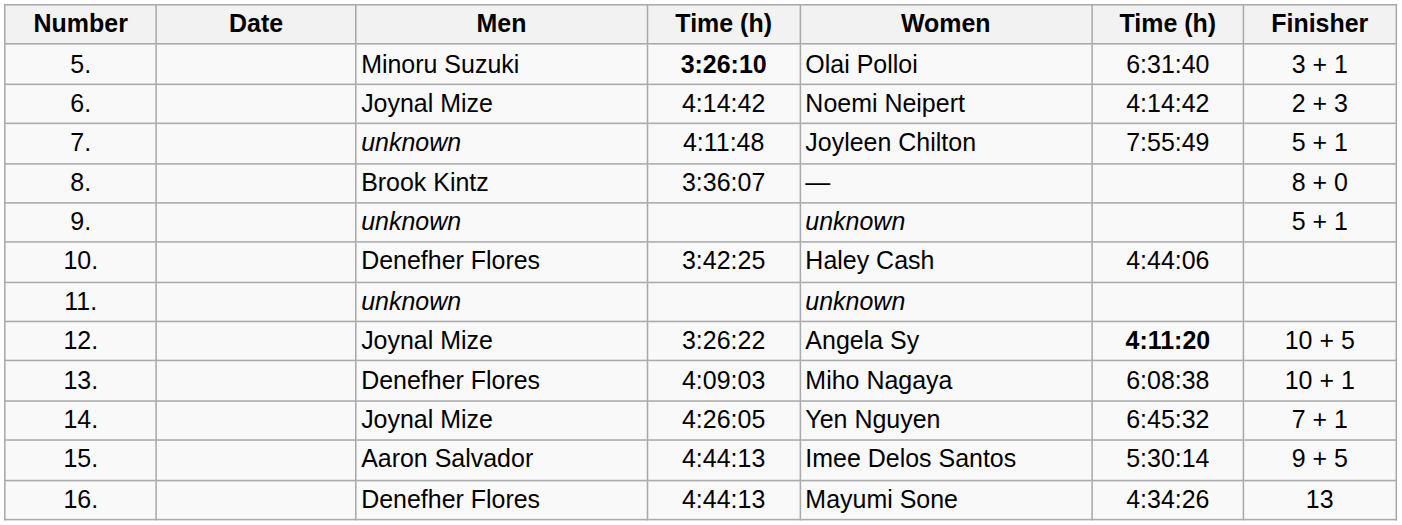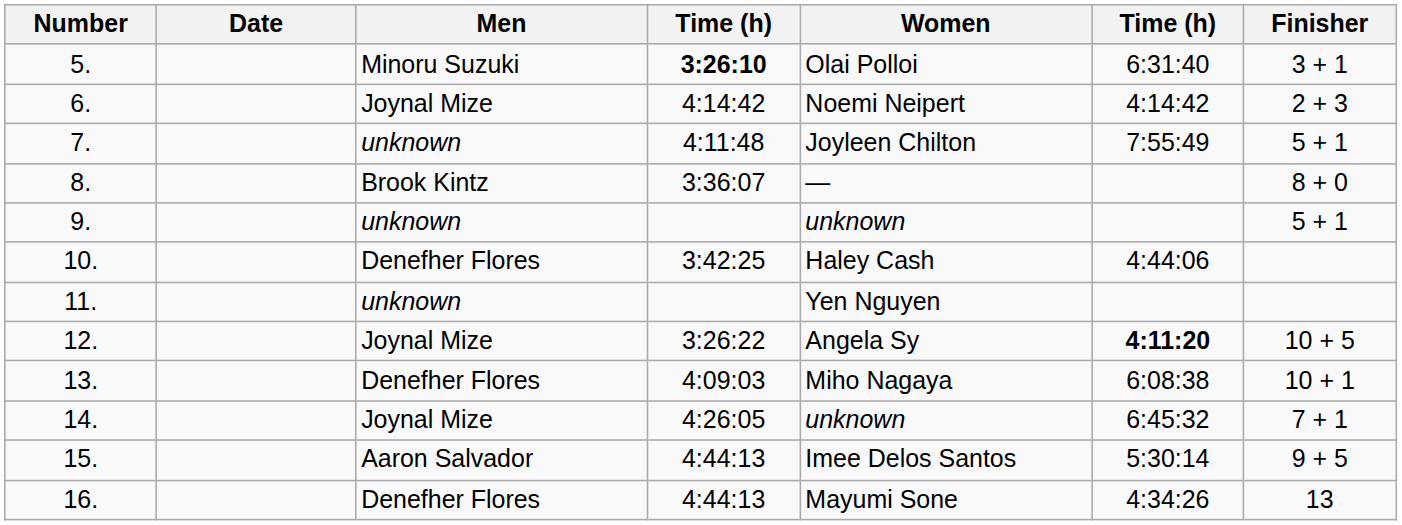(855, 301) unknown -> (873, 301) Yen Nguyen
(873, 420) Yen Nguyen -> (855, 420) unknown
